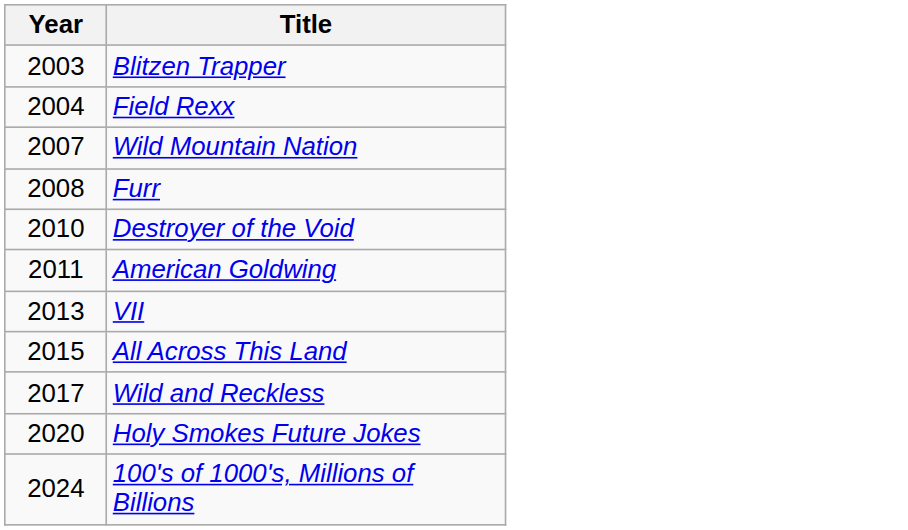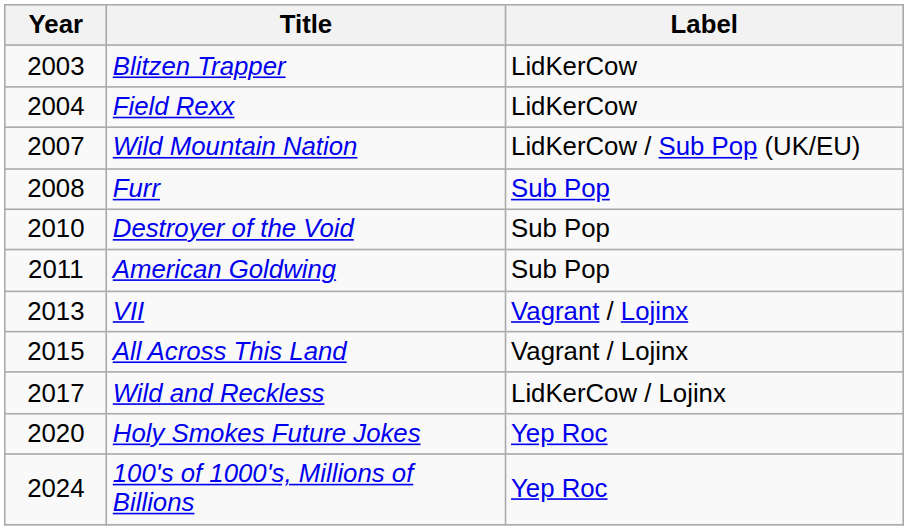+ column: (704, 24)
